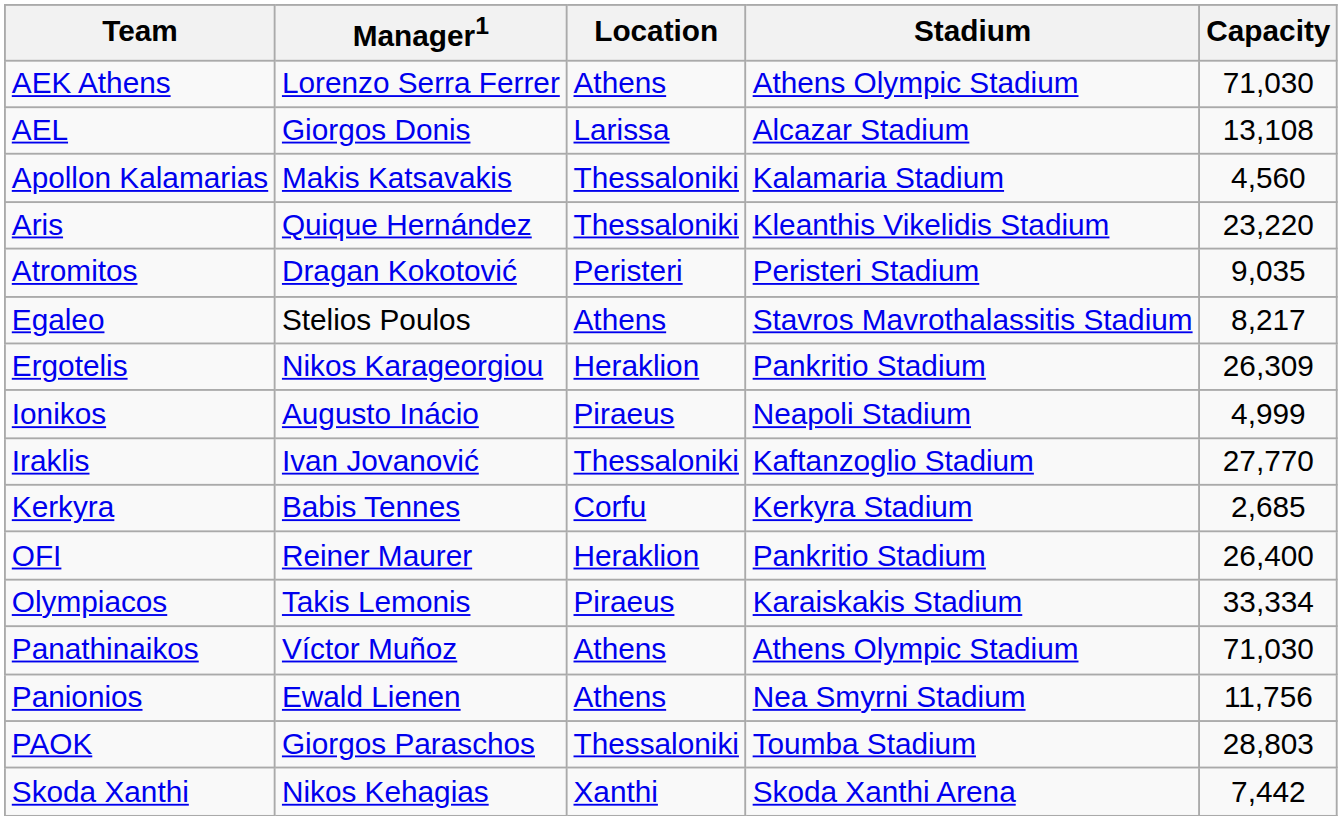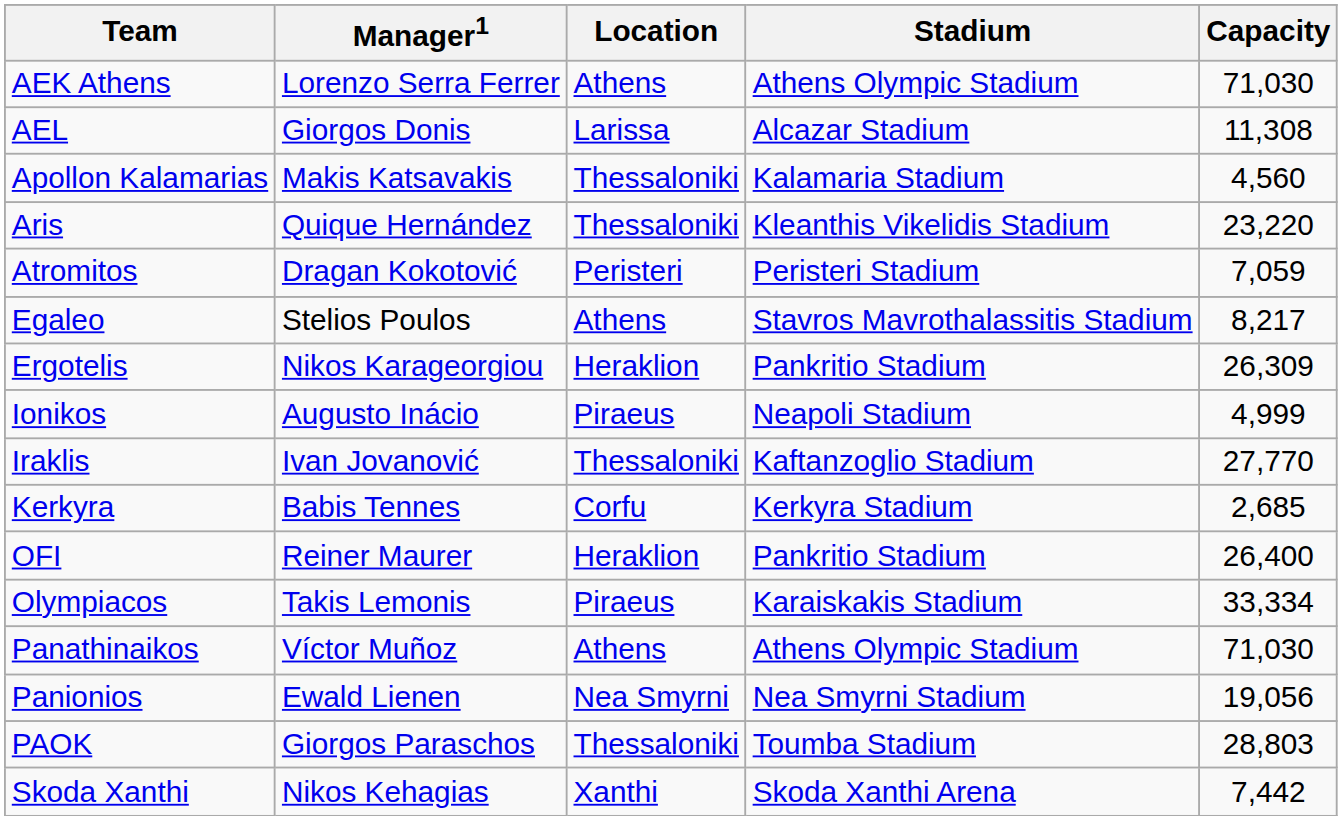(1268, 130) 13,108 -> (1268, 130) 11,308
(1268, 272) 9,035 -> (1268, 272) 7,059
(620, 696) Athens -> (651, 696) Nea Smyrni
(1268, 696) 11,756 -> (1268, 696) 19,056
